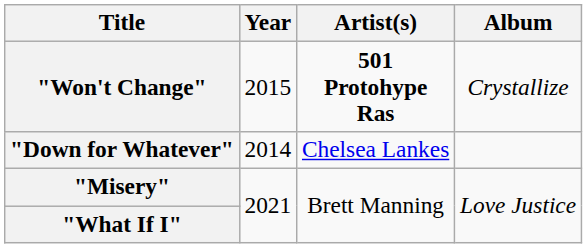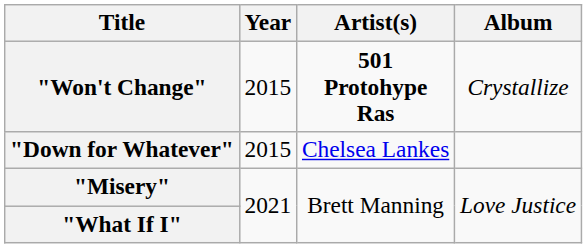(268, 149) 2014 -> (268, 149) 2015
